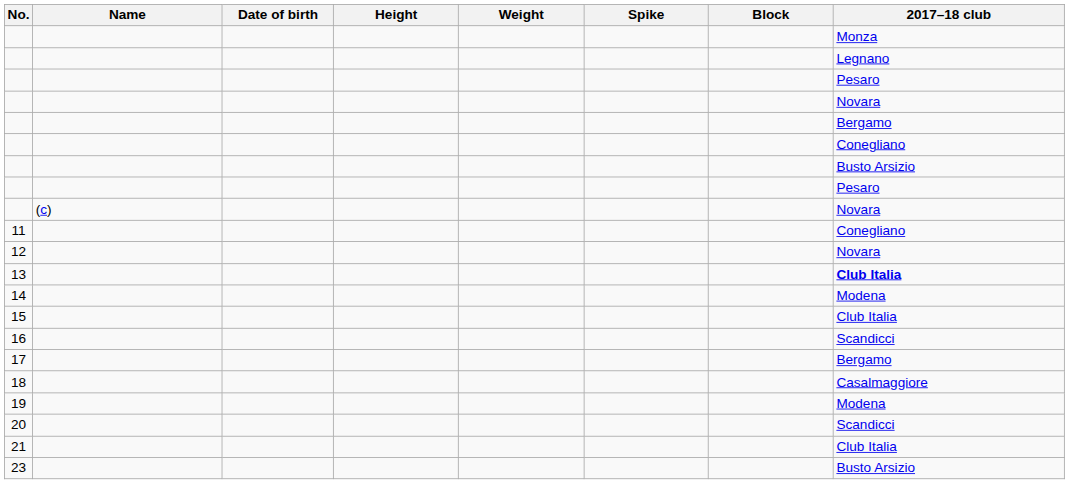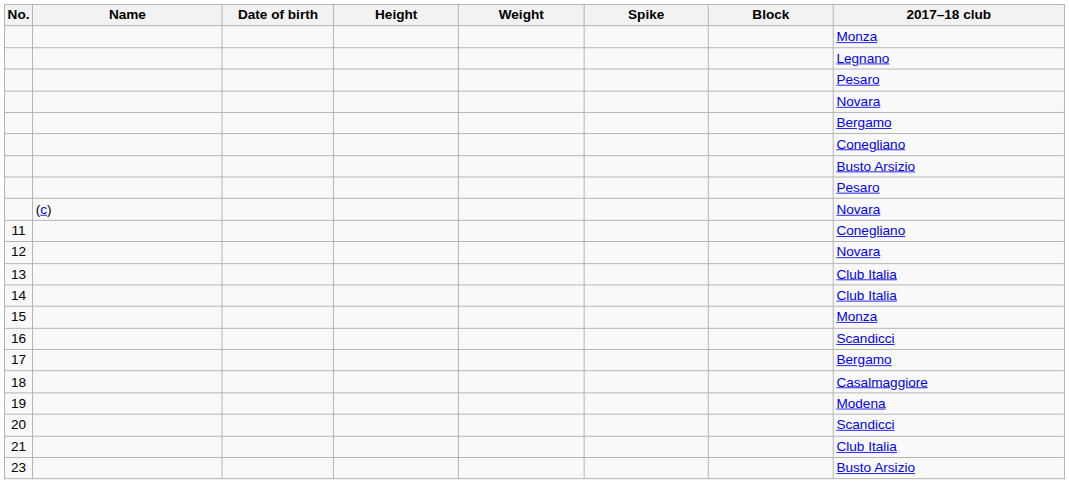(869, 274) bold -> (867, 274) normal
(861, 295) Modena -> (867, 295) Club Italia
(867, 317) Club Italia -> (857, 317) Monza
